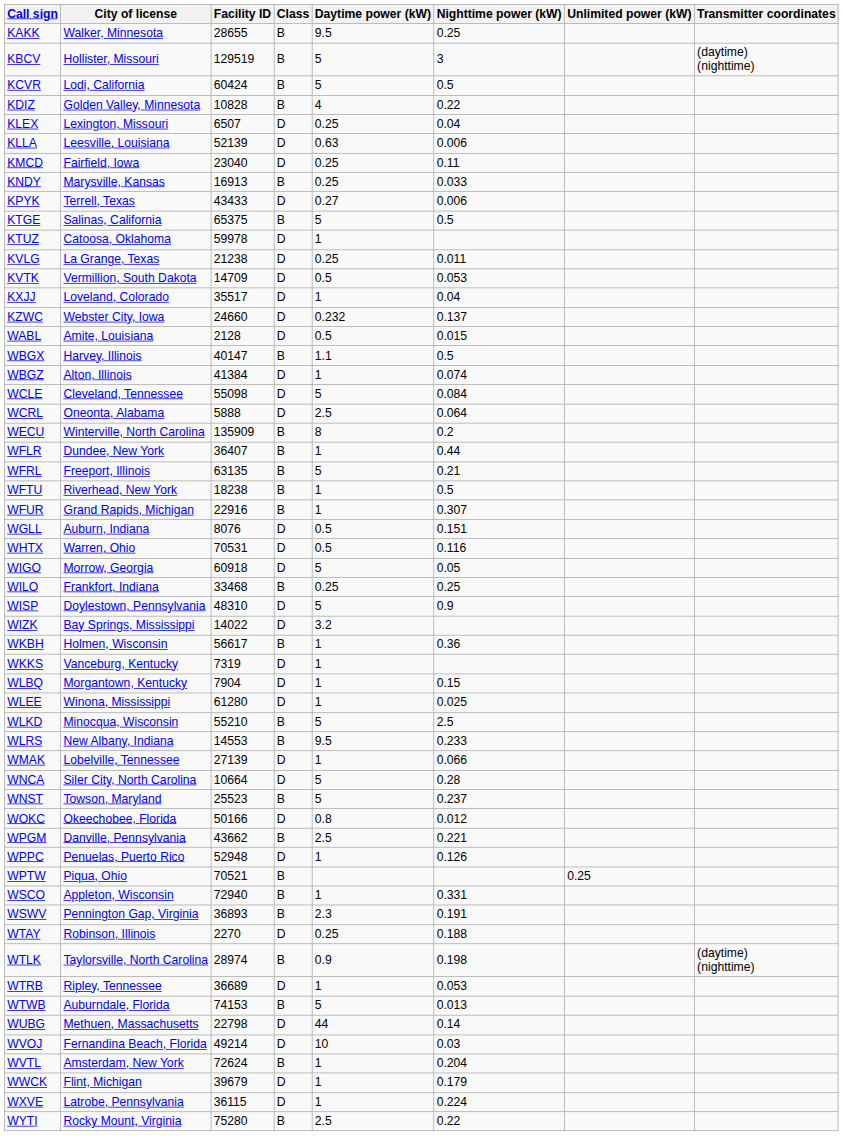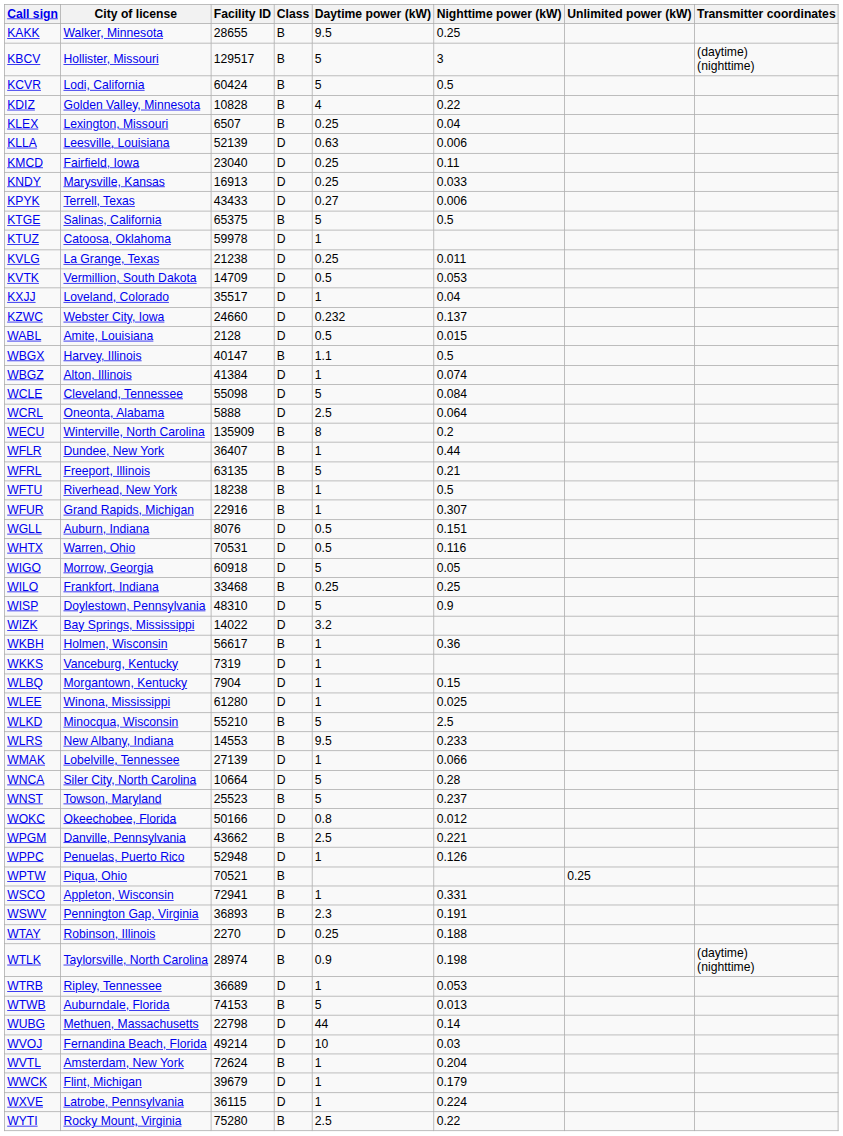(234, 59) 129519 -> (234, 59) 129517
(281, 124) D -> (281, 124) B
(281, 182) B -> (281, 182) D
(231, 895) 72940 -> (231, 895) 72941
